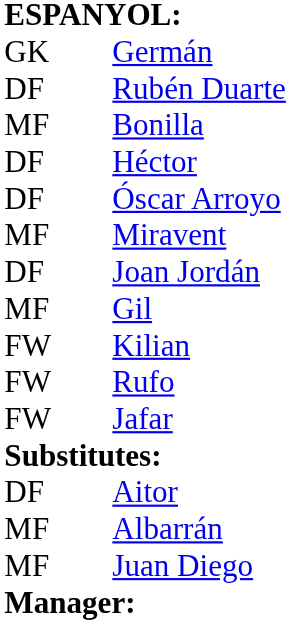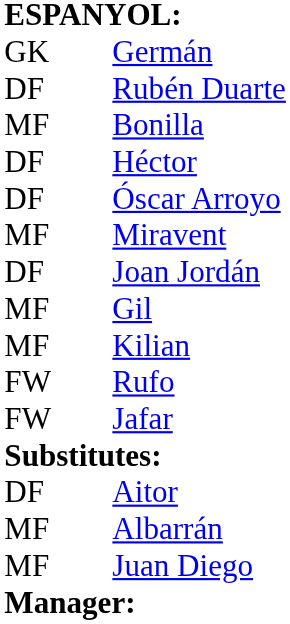(28, 345) FW -> (27, 345) MF
